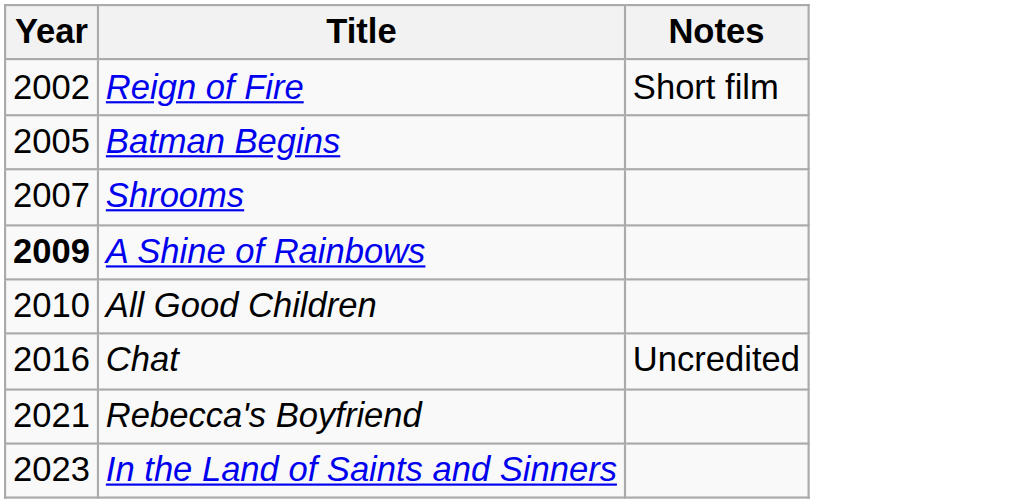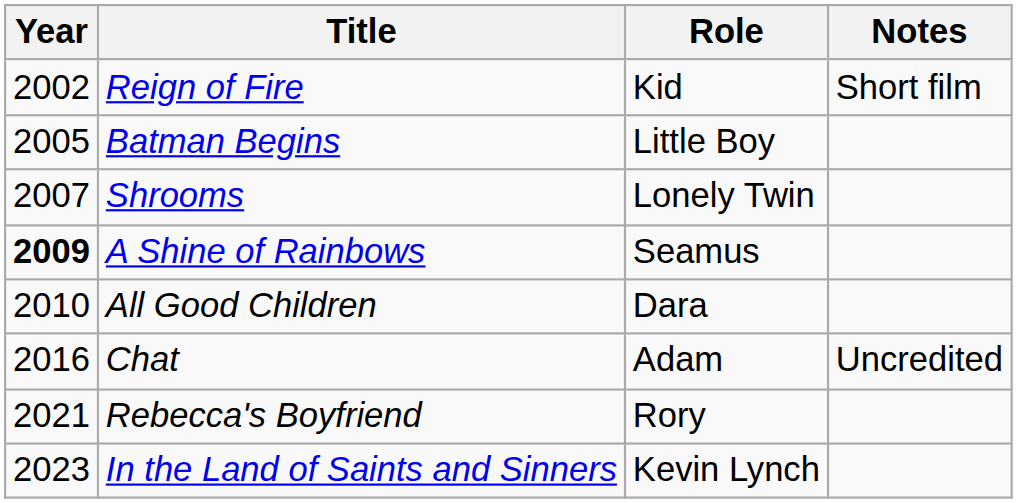+ column: (726, 31)
